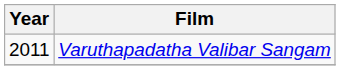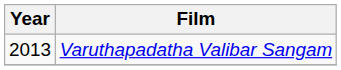(29, 49) 2011 -> (30, 49) 2013
